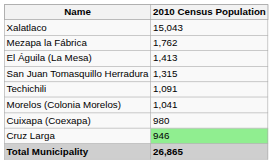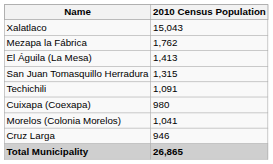rows swapped: (64, 105) <-> (49, 120)
(161, 136) lightgreen background -> (161, 136) no background
